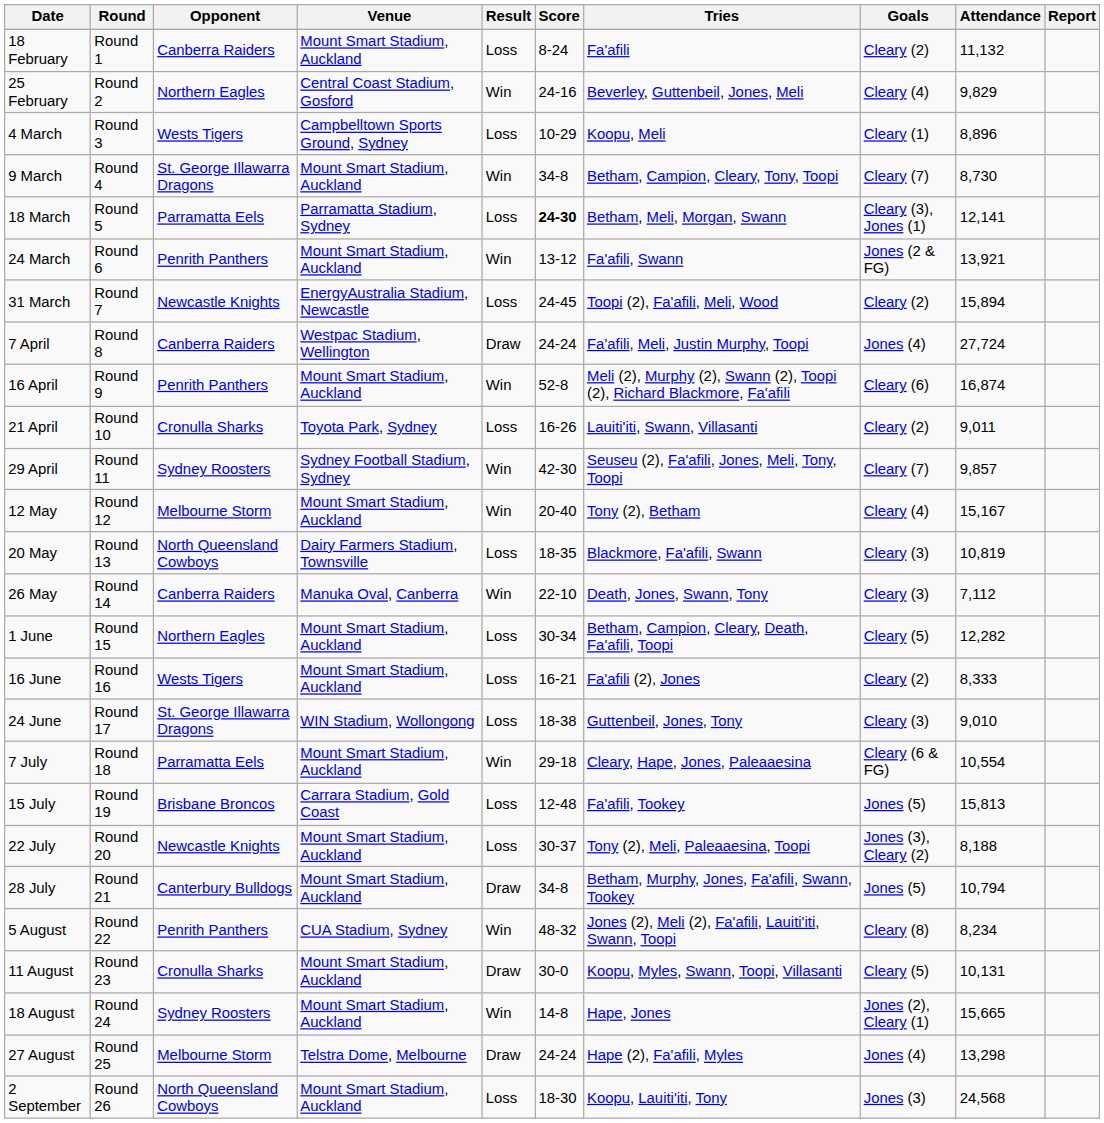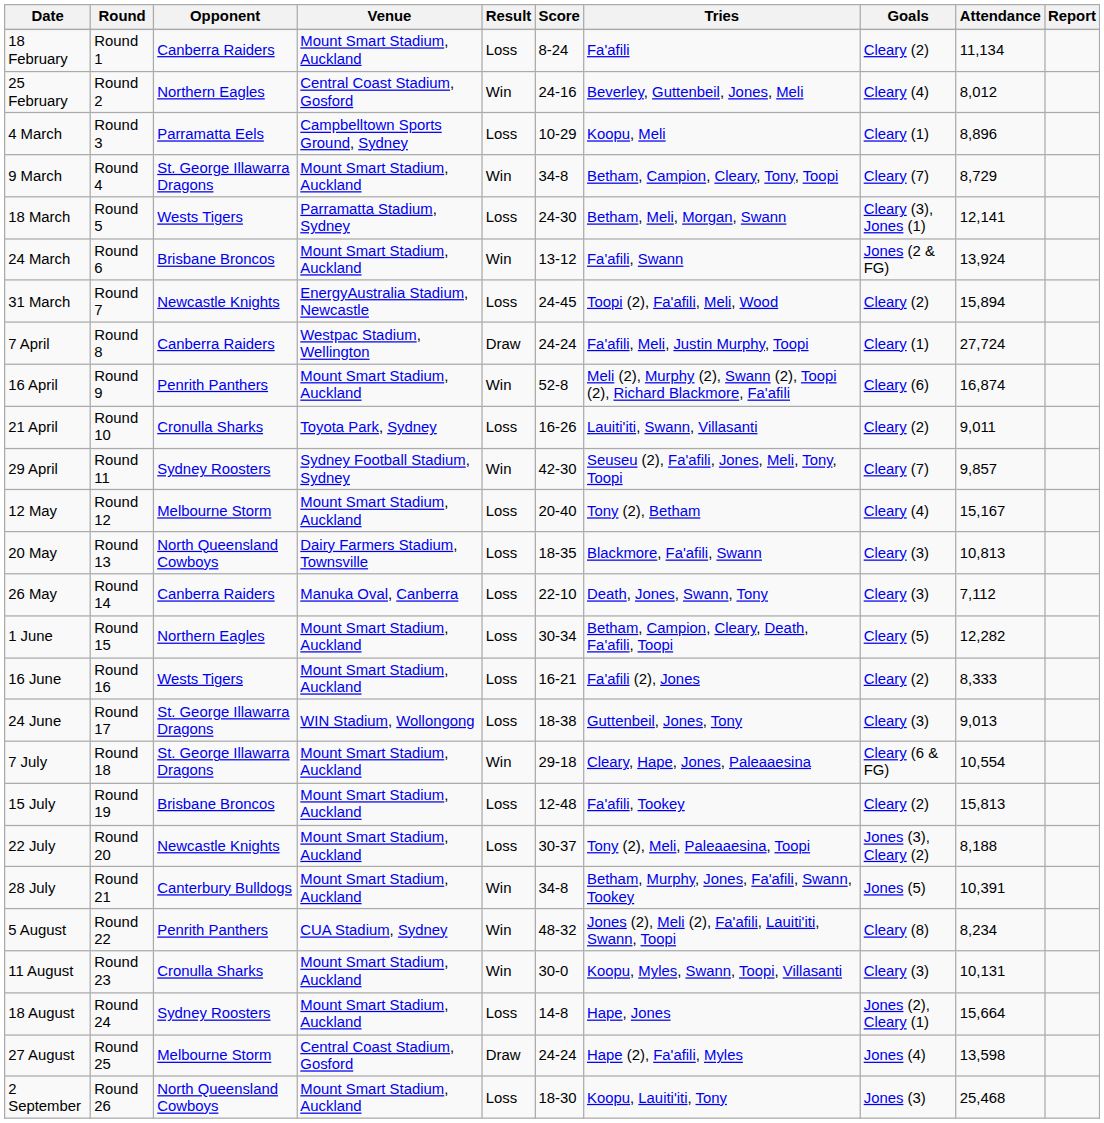(982, 50) 11,132 -> (982, 50) 11,134
(978, 92) 9,829 -> (978, 92) 8,012
(200, 134) Wests Tigers -> (211, 134) Parramatta Eels
(978, 176) 8,730 -> (978, 176) 8,729
(211, 218) Parramatta Eels -> (200, 218) Wests Tigers
(558, 218) bold -> (558, 218) normal
(213, 260) Penrith Panthers -> (216, 260) Brisbane Broncos
(983, 260) 13,921 -> (983, 260) 13,924
(895, 343) Jones (4) -> (896, 343) Cleary (1)
(499, 511) Win -> (502, 511) Loss
(983, 553) 10,819 -> (983, 553) 10,813
(499, 595) Win -> (502, 595) Loss
(978, 720) 9,010 -> (978, 720) 9,013
(211, 762) Parramatta Eels -> (223, 762) St. George Illawarra Dragons
(375, 804) Carrara Stadium, Gold Coast -> (374, 804) Mount Smart Stadium, Auckland
(895, 804) Jones (5) -> (896, 804) Cleary (2)
(503, 888) Draw -> (499, 888) Win
(983, 888) 10,794 -> (983, 888) 10,391
(503, 972) Draw -> (499, 972) Win
(896, 972) Cleary (5) -> (896, 972) Cleary (3)
(499, 1014) Win -> (502, 1014) Loss
(983, 1014) 15,665 -> (983, 1014) 15,664
(383, 1055) Telstra Dome, Melbourne -> (377, 1055) Central Coast Stadium, Gosford
(983, 1055) 13,298 -> (983, 1055) 13,598
(983, 1097) 24,568 -> (983, 1097) 25,468
